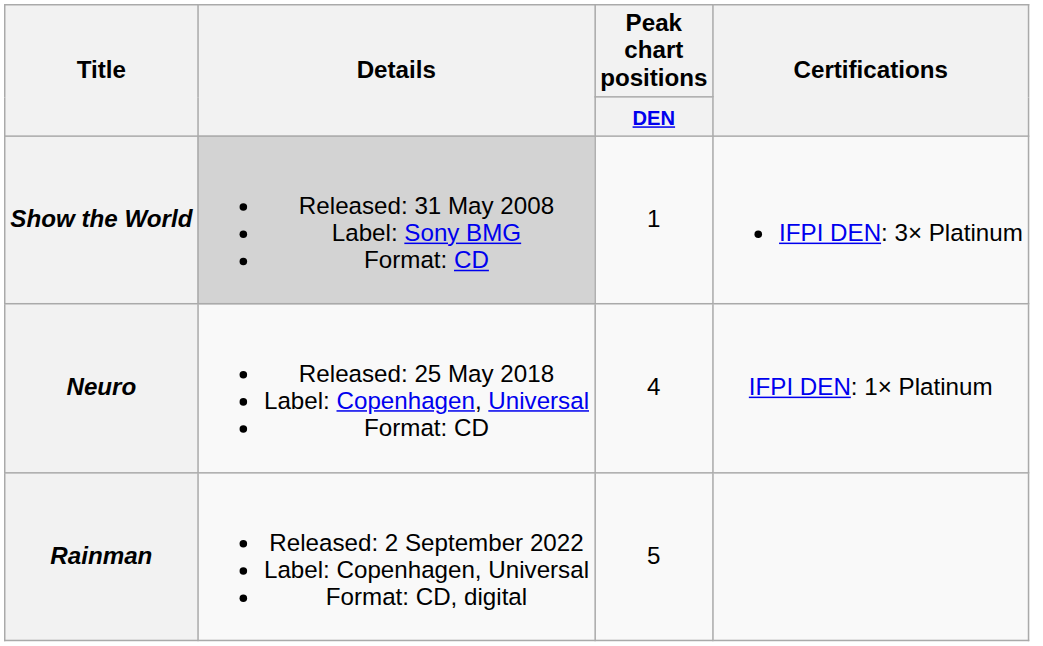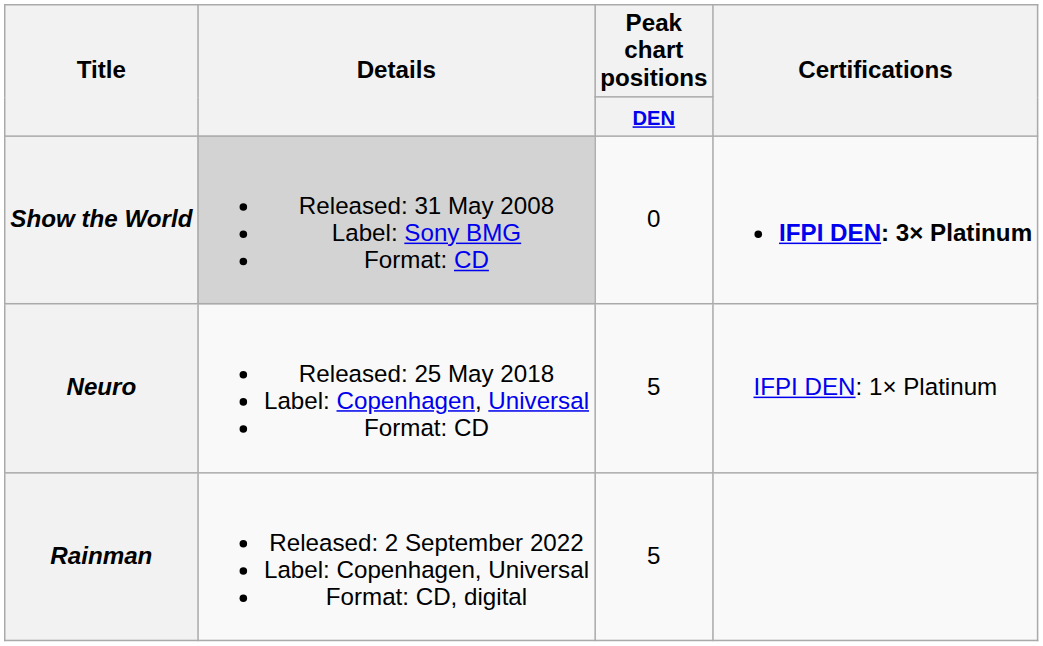(654, 219) 1 -> (654, 219) 0
(871, 233) normal -> (875, 233) bold
(654, 387) 4 -> (654, 387) 5
